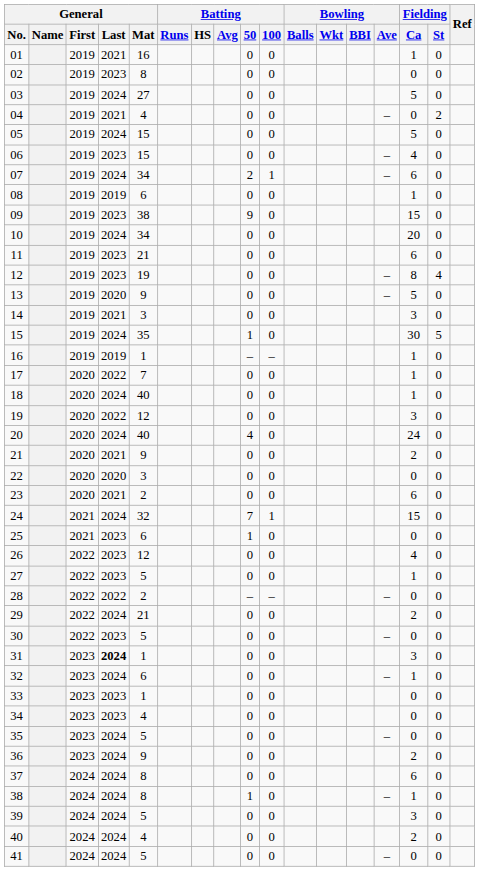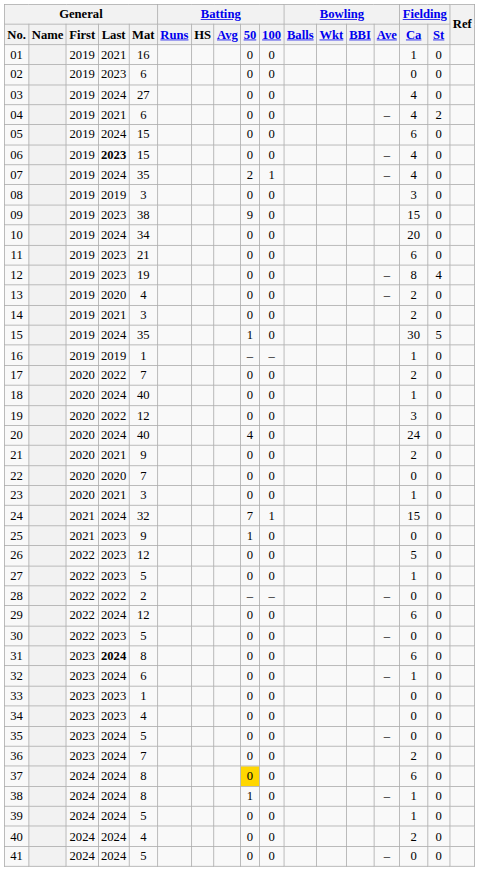(143, 74) 8 -> (143, 74) 6
(414, 94) 5 -> (414, 94) 4
(143, 114) 4 -> (143, 114) 6
(414, 114) 0 -> (414, 114) 4
(414, 134) 5 -> (414, 134) 6
(114, 154) normal -> (114, 154) bold
(143, 174) 34 -> (143, 174) 35
(414, 174) 6 -> (414, 174) 4
(143, 194) 6 -> (143, 194) 3
(414, 194) 1 -> (414, 194) 3
(143, 295) 9 -> (143, 295) 4
(414, 295) 5 -> (414, 295) 2
(414, 315) 3 -> (414, 315) 2
(414, 375) 1 -> (414, 375) 2
(143, 475) 3 -> (143, 475) 7
(143, 495) 2 -> (143, 495) 3
(414, 495) 6 -> (414, 495) 1
(143, 535) 6 -> (143, 535) 9
(414, 555) 4 -> (414, 555) 5
(143, 615) 21 -> (143, 615) 12
(414, 615) 2 -> (414, 615) 6
(143, 656) 1 -> (143, 656) 8
(414, 656) 3 -> (414, 656) 6
(143, 756) 9 -> (143, 756) 7
(250, 776) no background -> (250, 776) gold background
(414, 816) 3 -> (414, 816) 1
